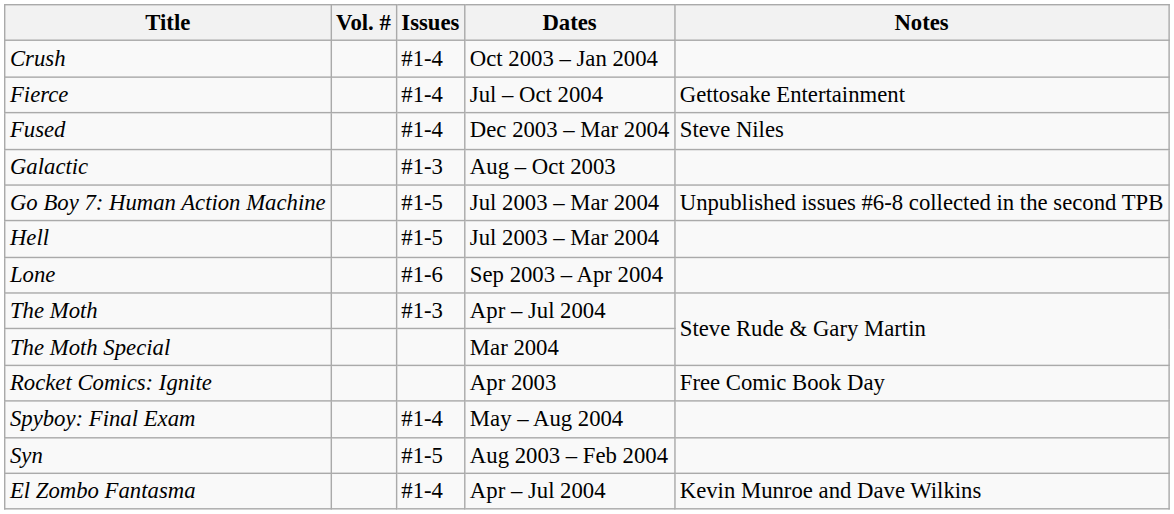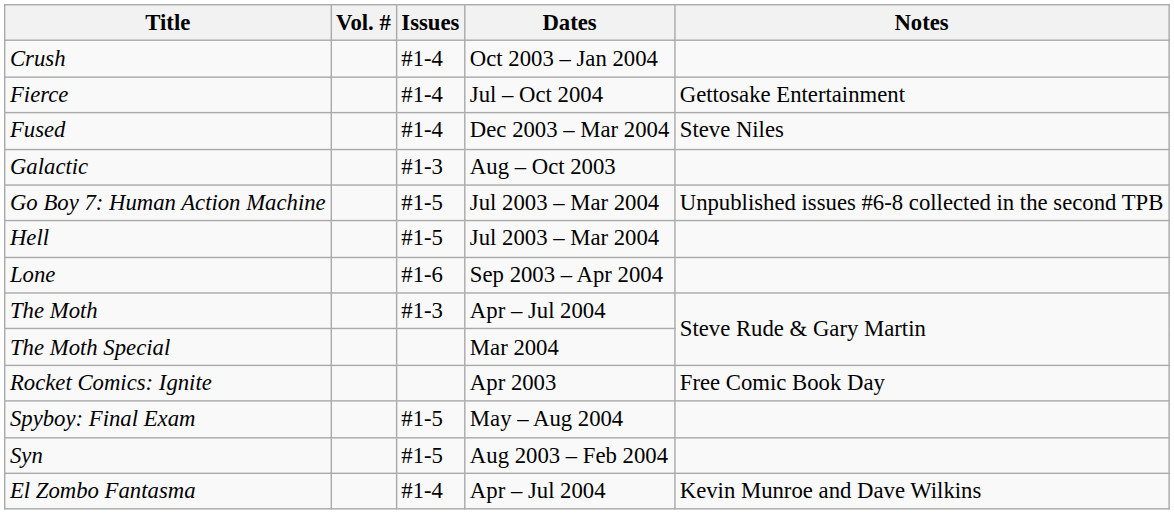(422, 418) #1-4 -> (422, 418) #1-5
